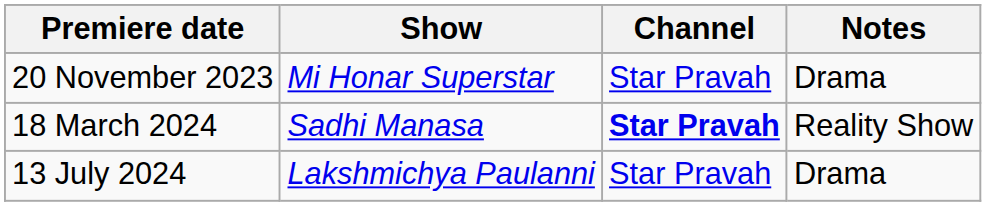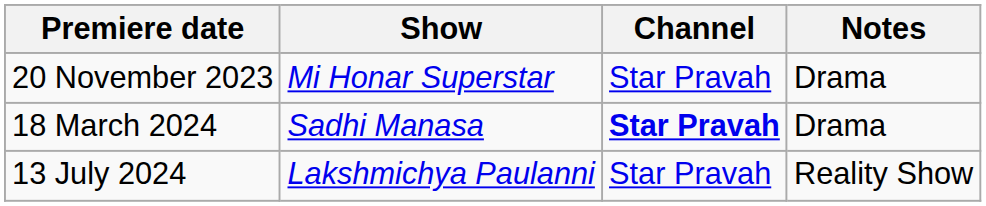(884, 126) Reality Show -> (840, 126) Drama
(840, 175) Drama -> (884, 175) Reality Show
